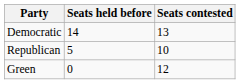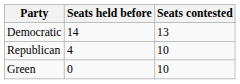(70, 50) 5 -> (70, 50) 4
(163, 69) 12 -> (163, 69) 10
